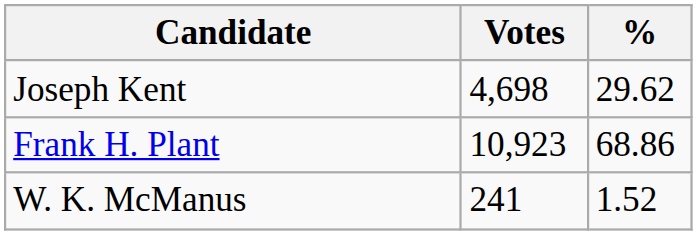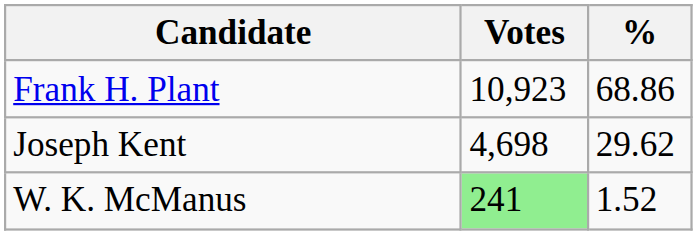rows swapped: (116, 144) <-> (100, 88)
(496, 199) no background -> (496, 199) lightgreen background
